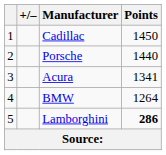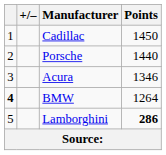(145, 77) 1341 -> (145, 77) 1346
(10, 98) normal -> (10, 98) bold
